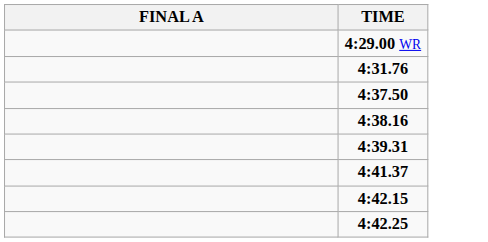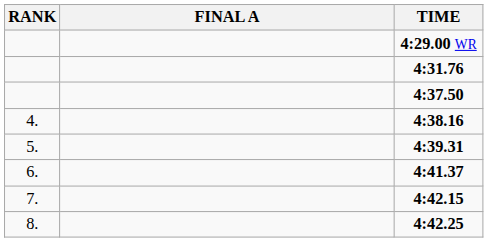+ column: (32, 17)
